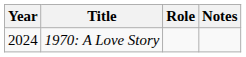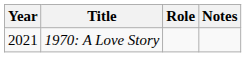(23, 39) 2024 -> (23, 39) 2021
